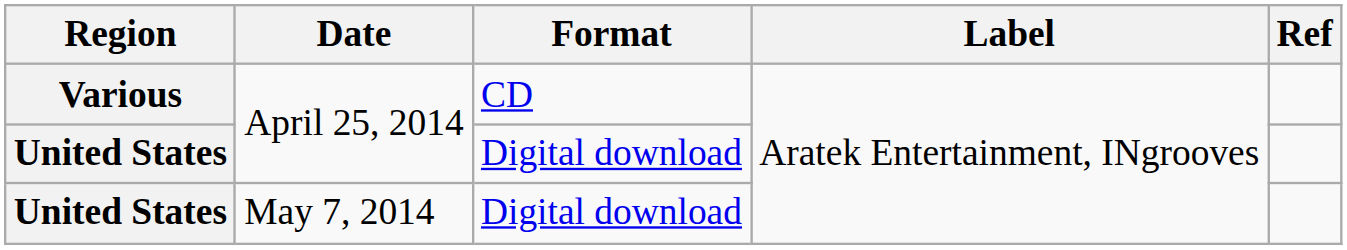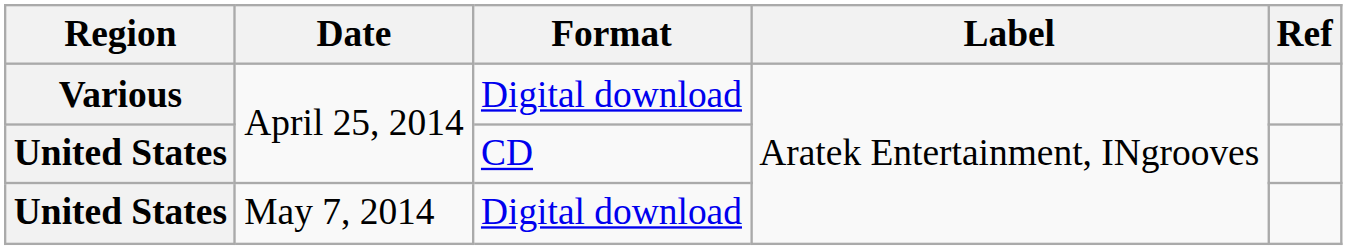(507, 93) CD -> (611, 93) Digital download
(611, 152) Digital download -> (507, 152) CD
